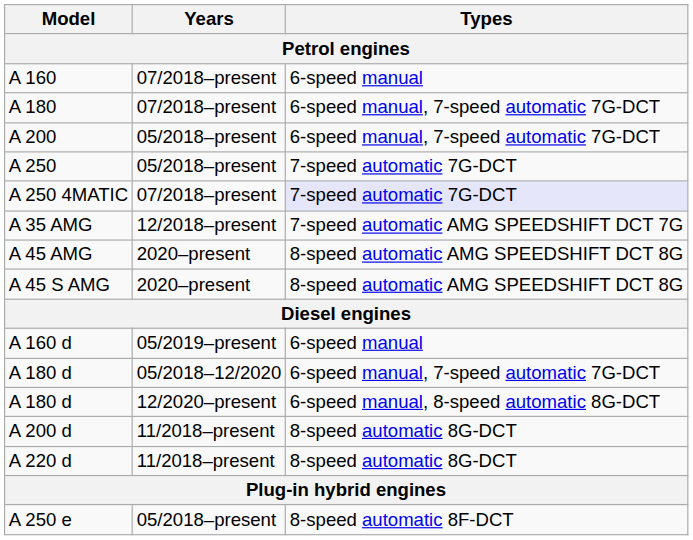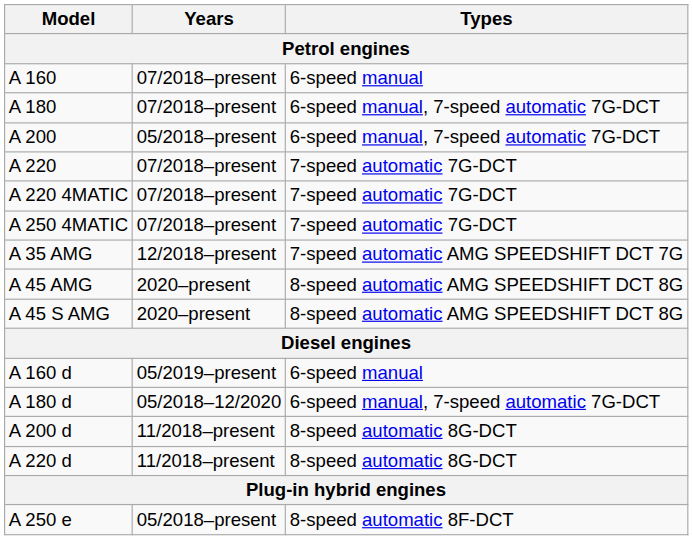+ row: (33, 166)
+ row: (69, 195)
- row: (33, 166)
(403, 195) lavender background -> (403, 225) no background
- row: (40, 401)
